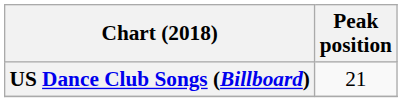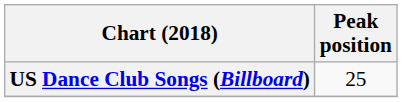(356, 79) 21 -> (356, 79) 25
